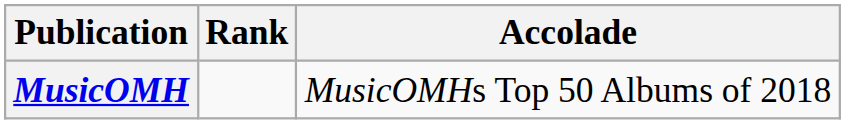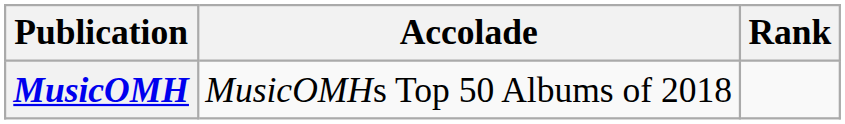columns swapped: (568, 32) <-> (247, 32)
